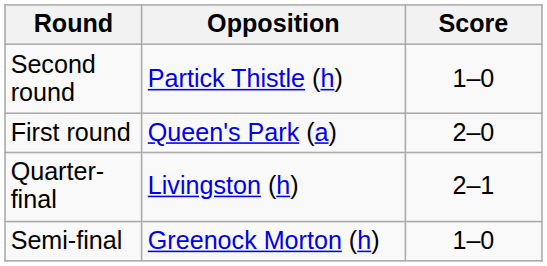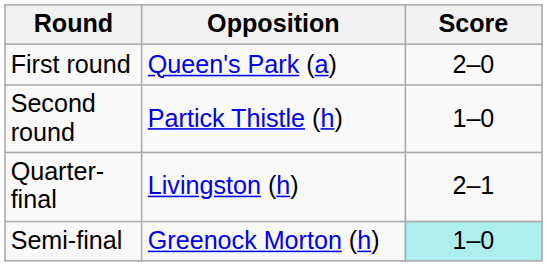rows swapped: (71, 132) <-> (53, 78)
(473, 240) no background -> (473, 240) paleturquoise background
